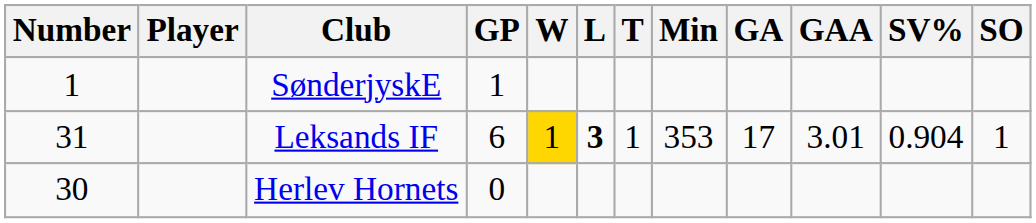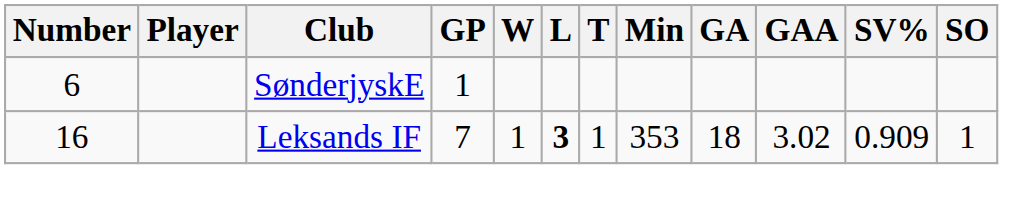(72, 83) 1 -> (72, 83) 6
(72, 136) 31 -> (72, 136) 16
(497, 136) 6 -> (463, 136) 7
(552, 136) gold background -> (518, 136) no background
(758, 136) 17 -> (724, 136) 18
(836, 136) 3.01 -> (802, 136) 3.02
(926, 136) 0.904 -> (892, 136) 0.909
- row: (356, 189)
